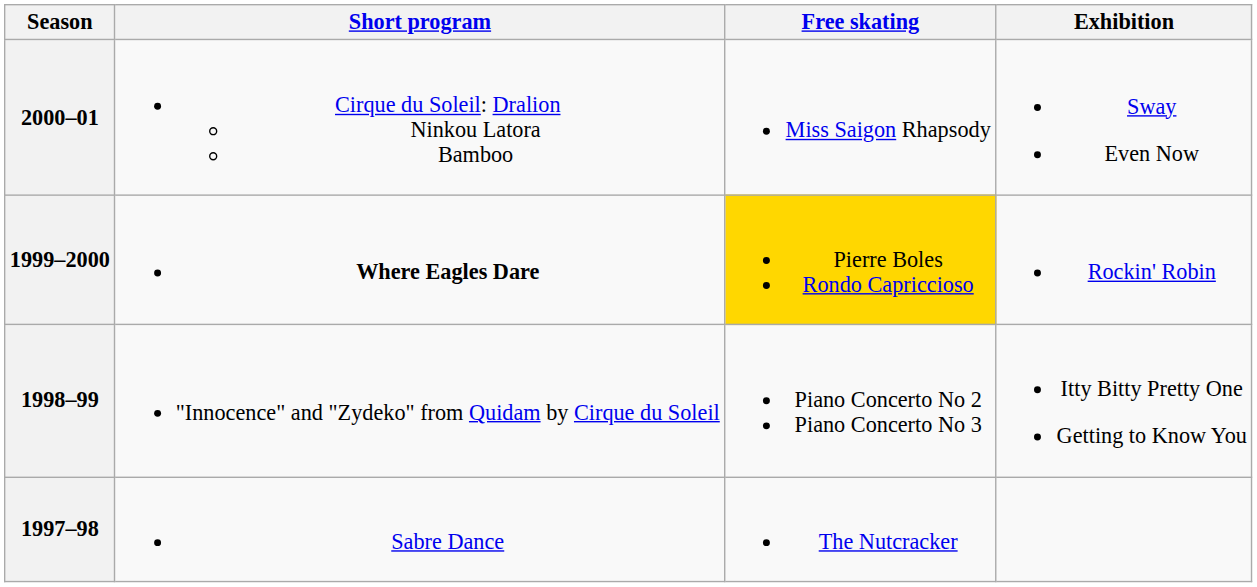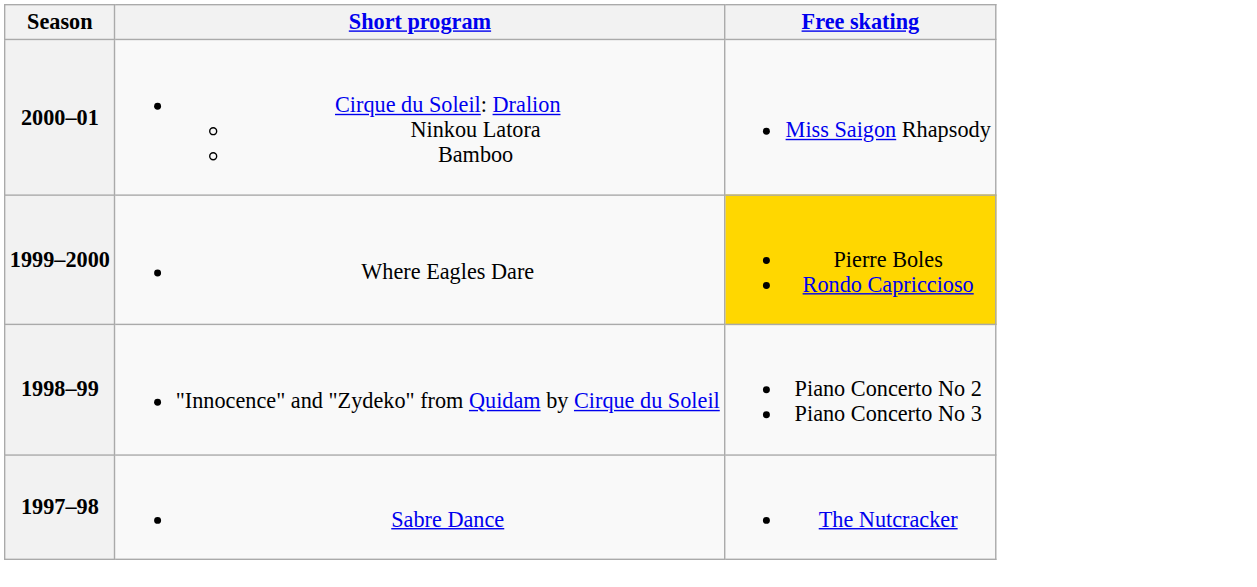- column: (1124, 22)
(420, 272) bold -> (420, 272) normal
